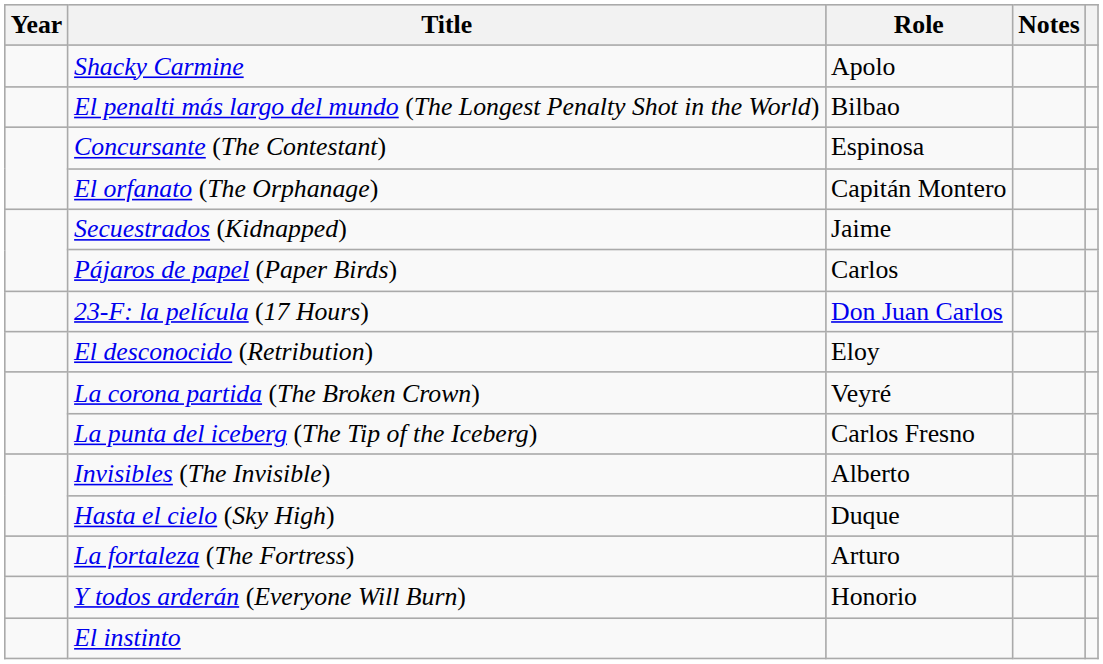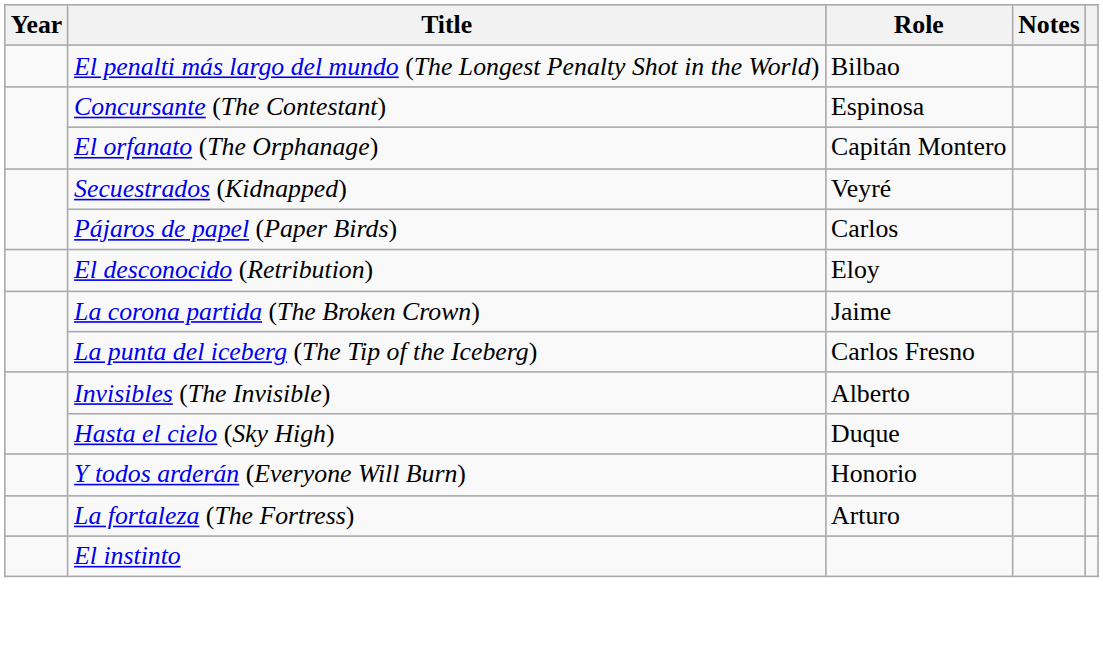- row: (159, 65)
(861, 229) Jaime -> (861, 188) Veyré
- row: (222, 310)
(861, 392) Veyré -> (861, 310) Jaime
rows swapped: (270, 596) <-> (214, 556)
